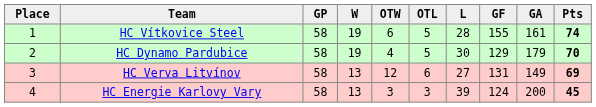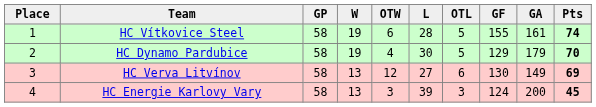columns swapped: (427, 14) <-> (463, 14)
(499, 73) 131 -> (499, 73) 130
